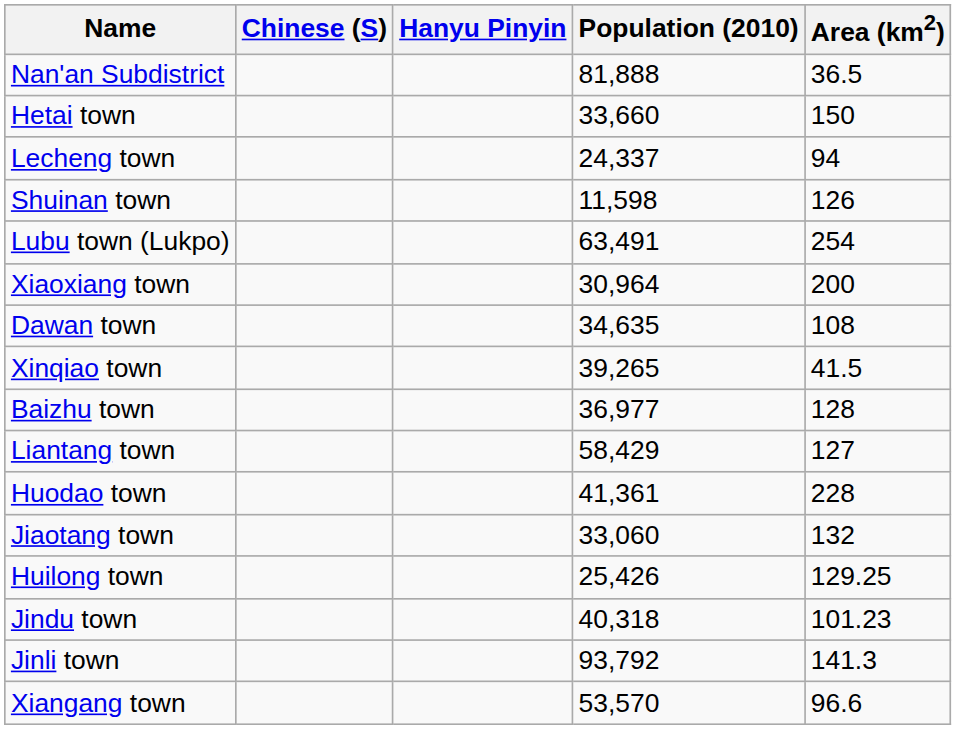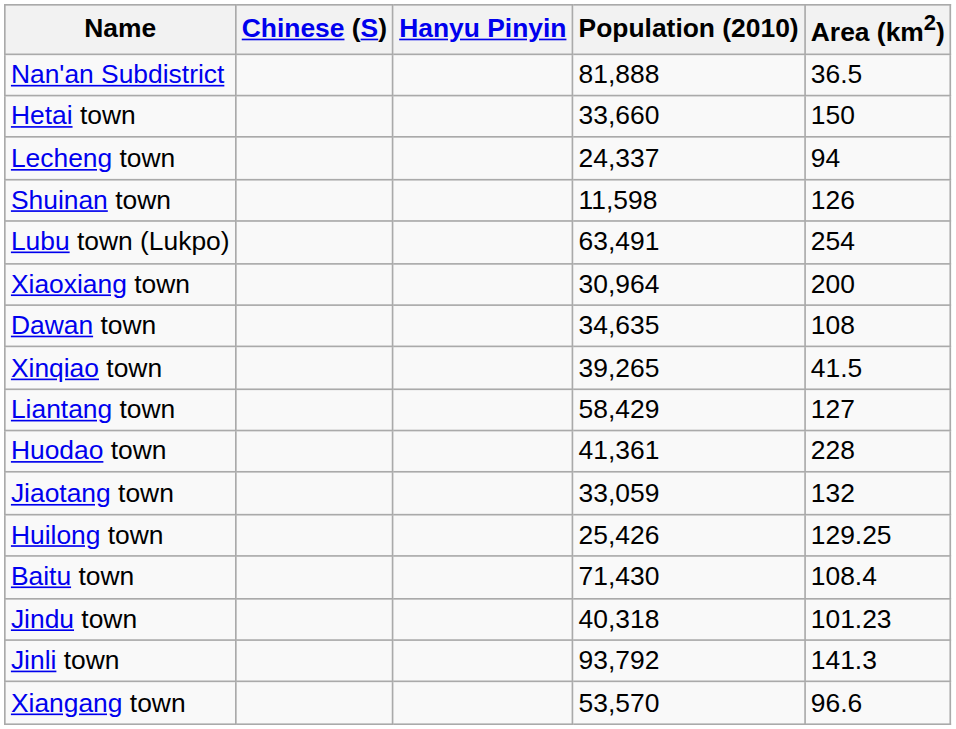- row: (83, 409)
(619, 535) 33,060 -> (619, 493) 33,059
+ row: (73, 576)
